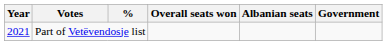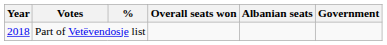(18, 31) 2021 -> (18, 31) 2018
